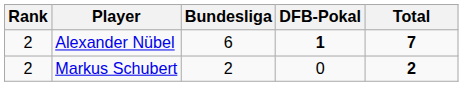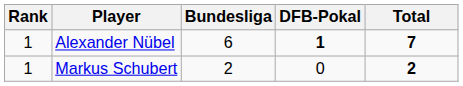(28, 42) 2 -> (28, 42) 1
(28, 68) 2 -> (28, 68) 1
